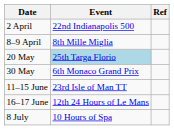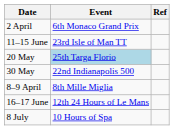(93, 26) 22nd Indianapolis 500 -> (96, 26) 6th Monaco Grand Prix
rows swapped: (24, 41) <-> (27, 86)
(96, 71) 6th Monaco Grand Prix -> (93, 71) 22nd Indianapolis 500
